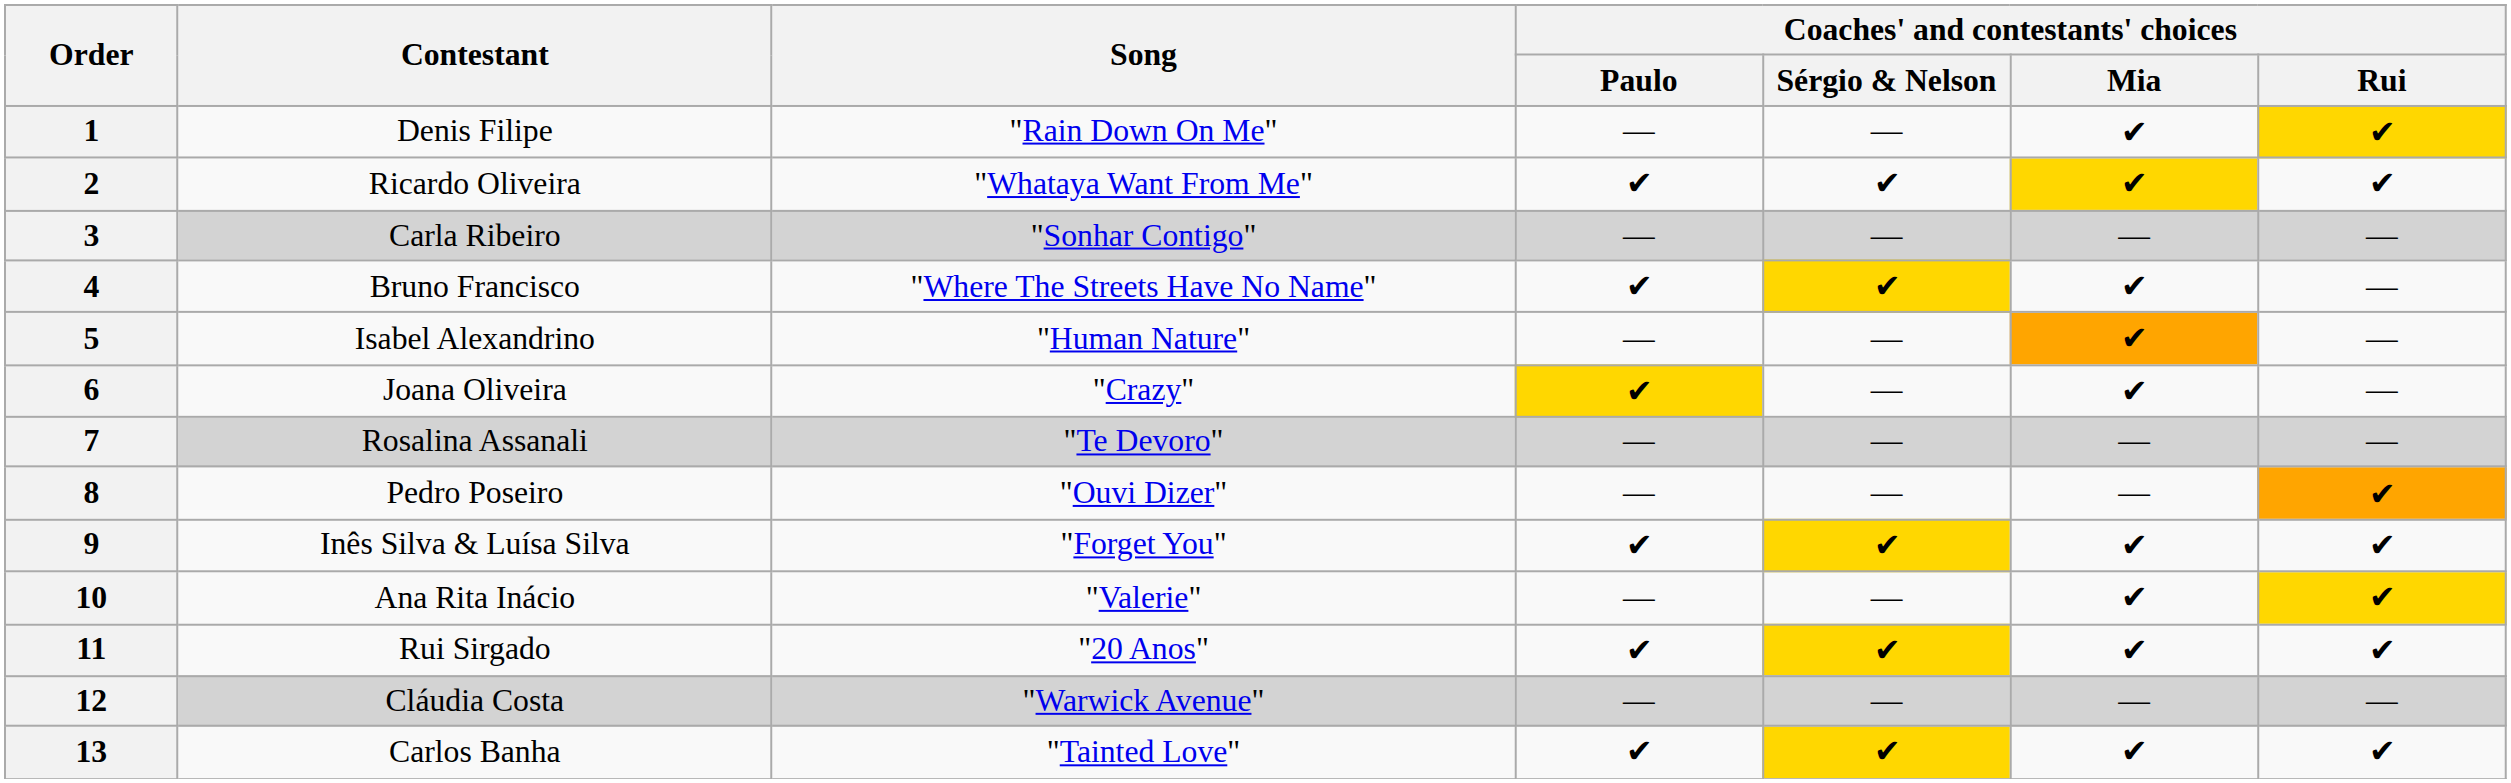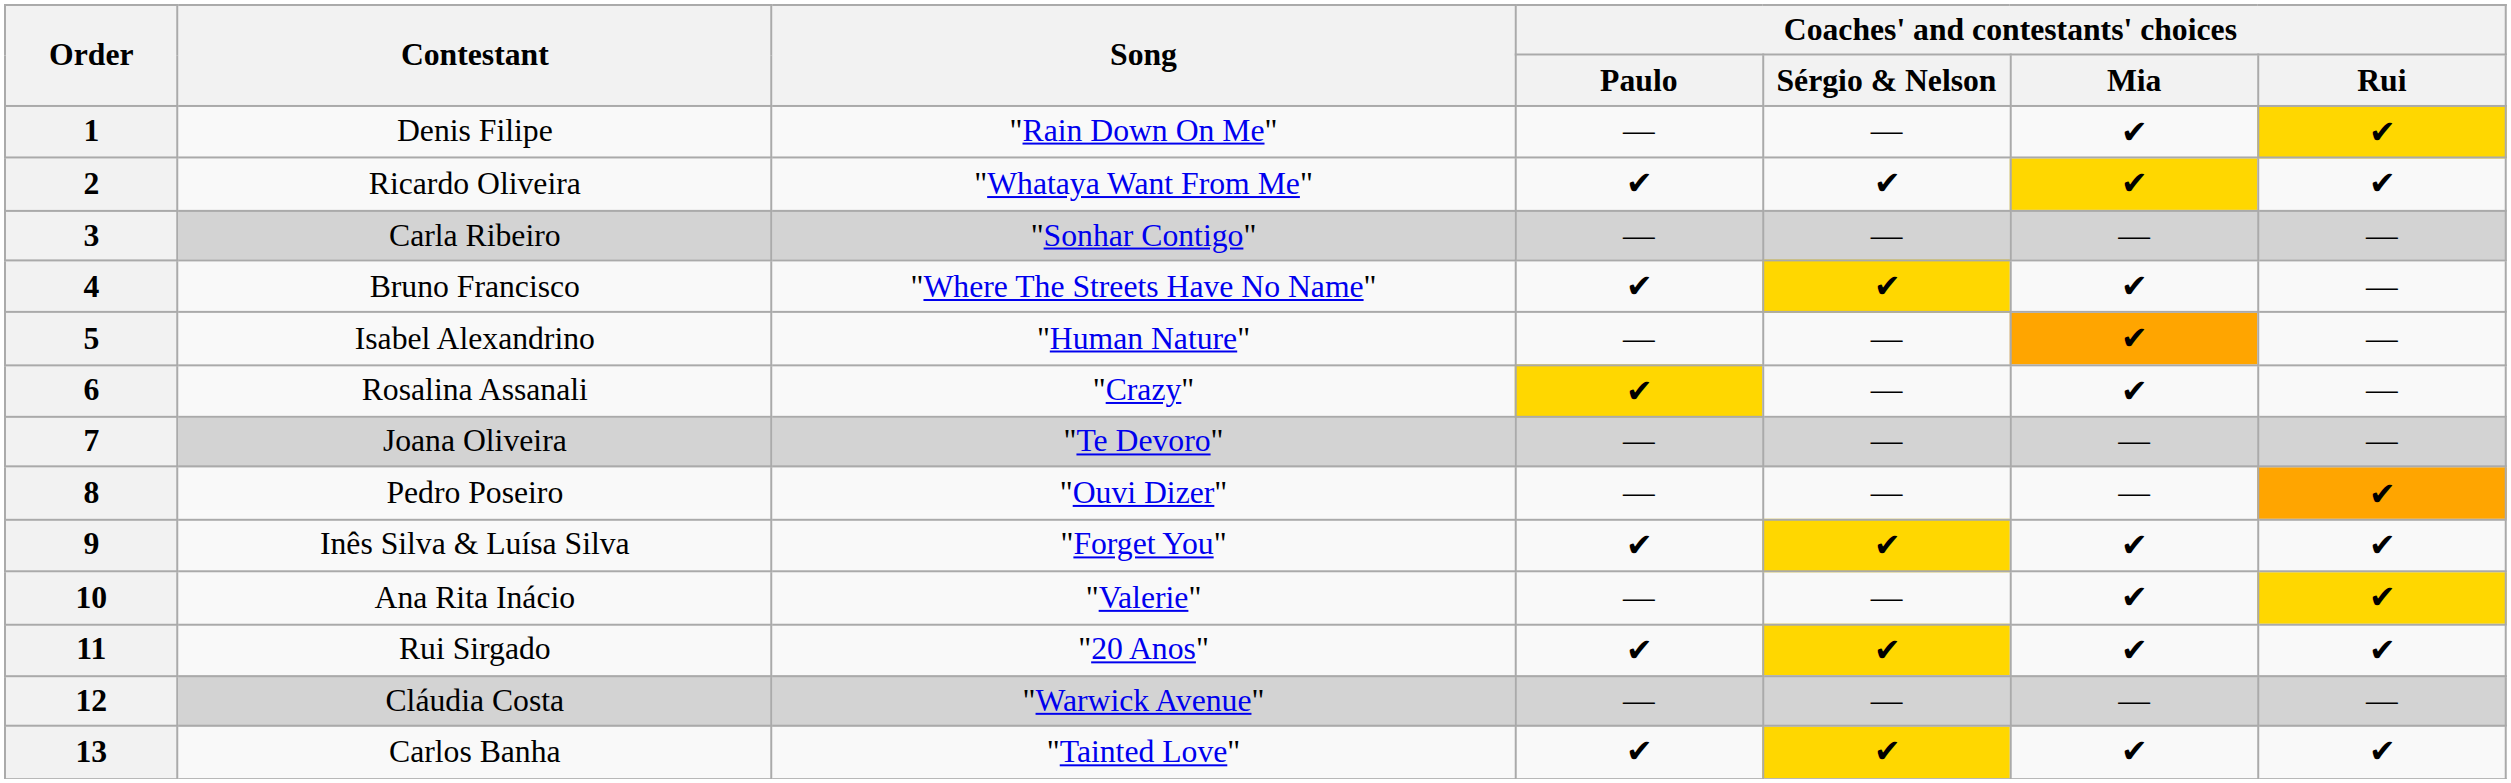(475, 390) Joana Oliveira -> (475, 390) Rosalina Assanali
(475, 441) Rosalina Assanali -> (475, 441) Joana Oliveira
